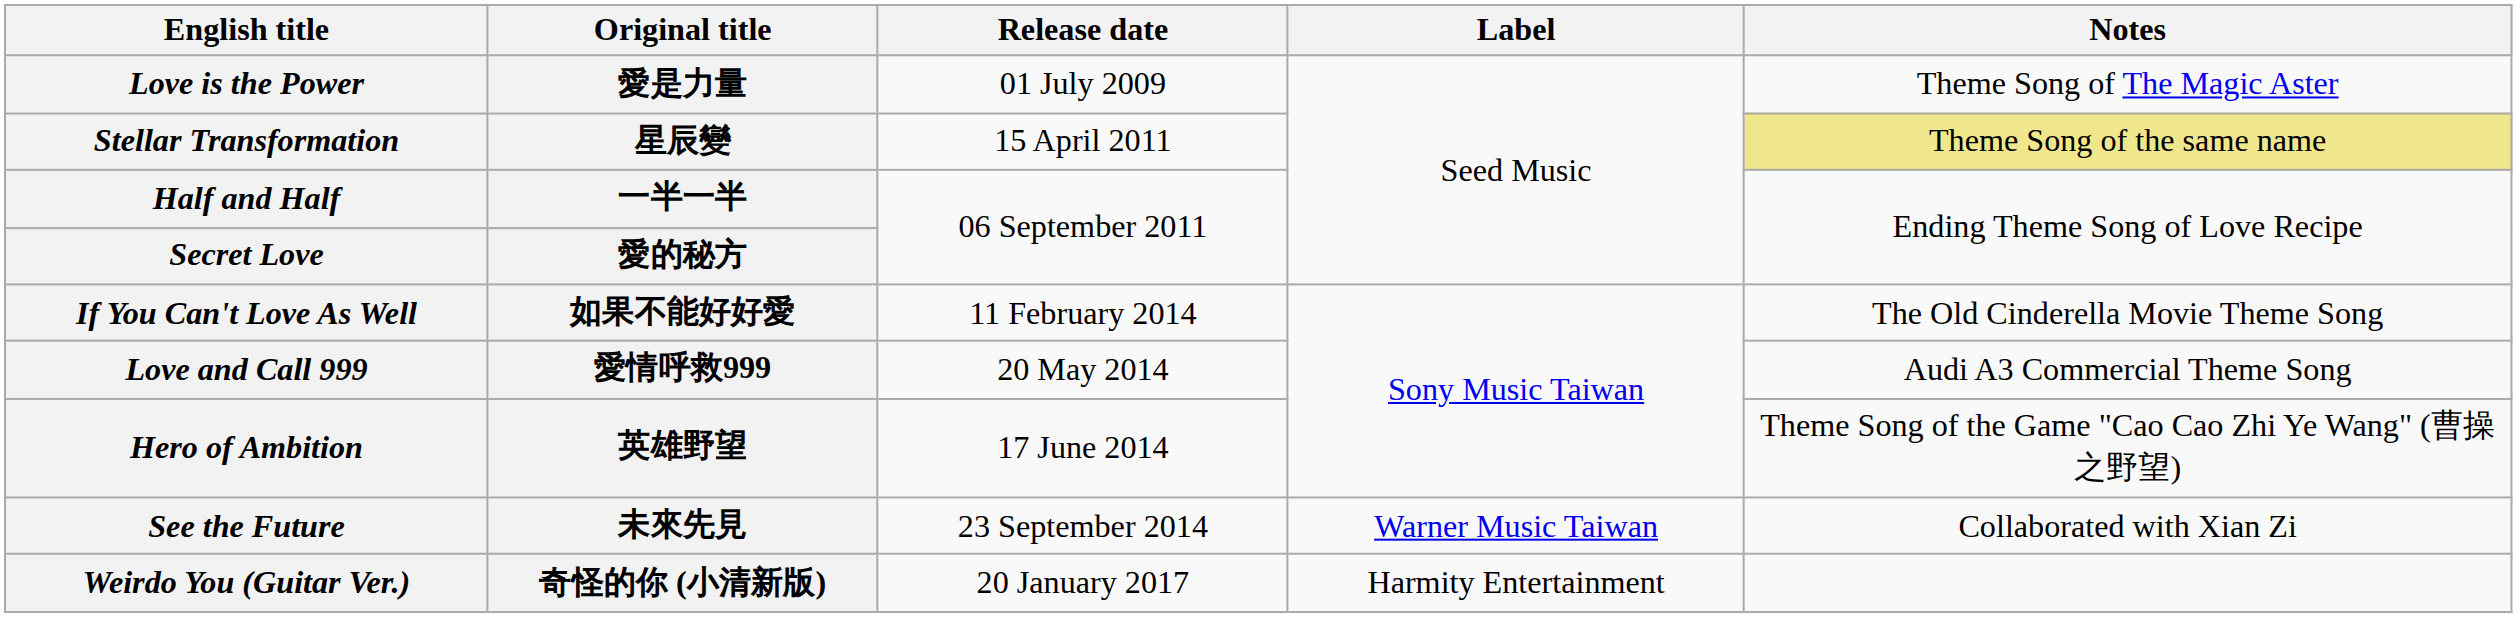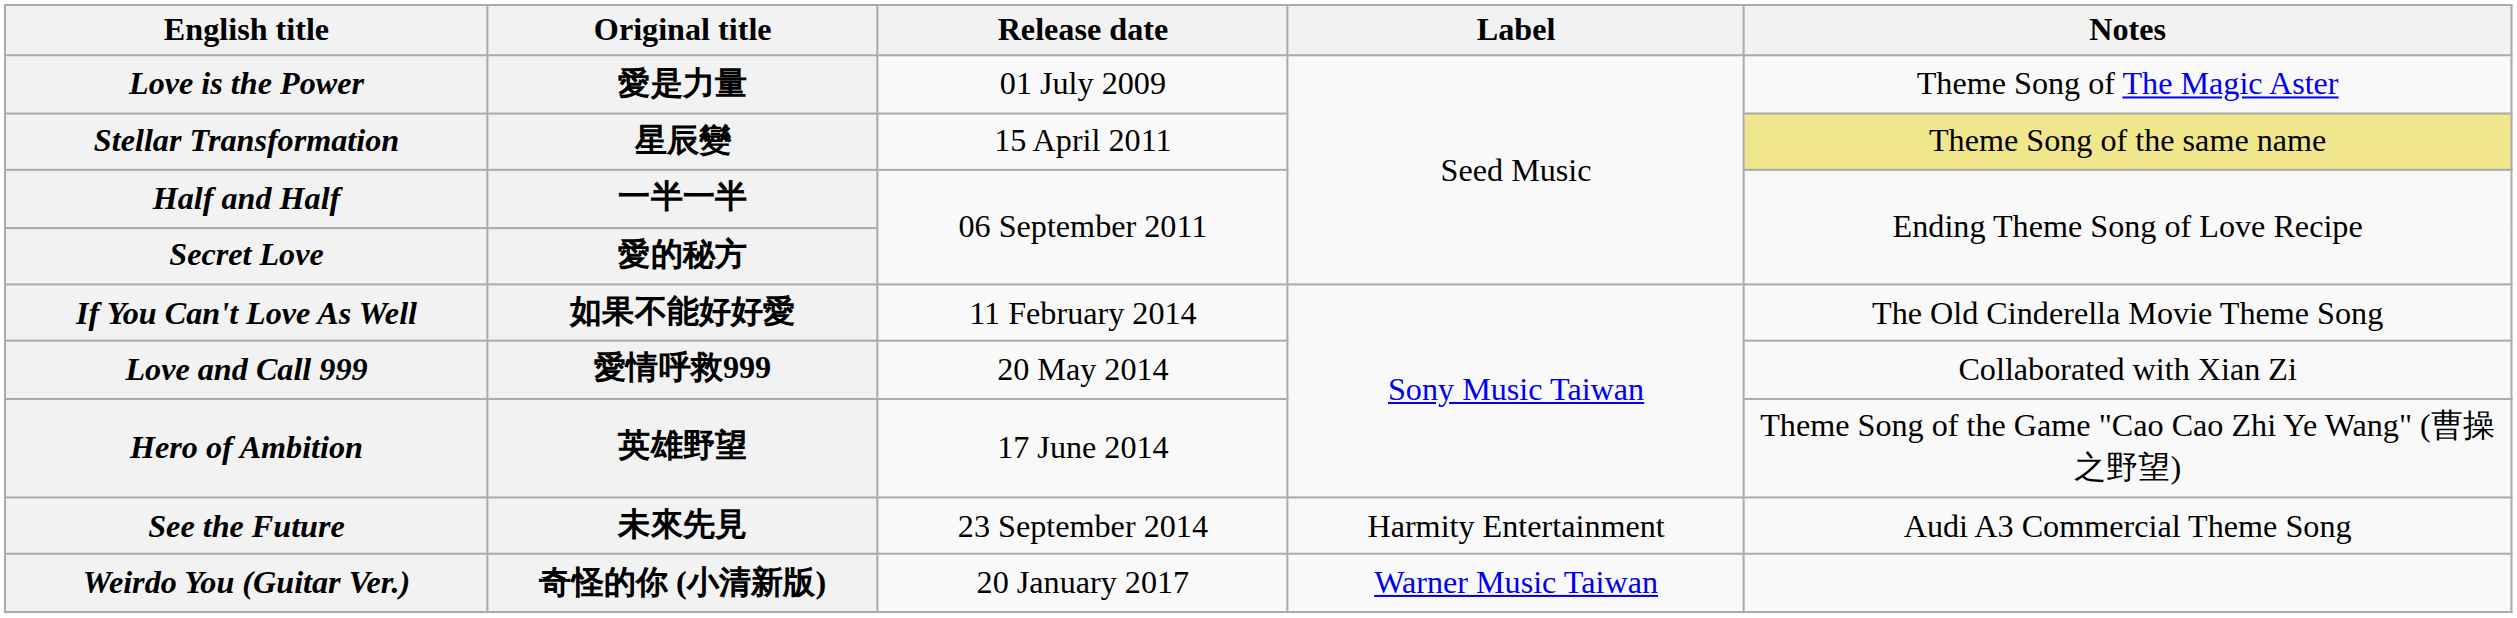(2128, 369) Audi A3 Commercial Theme Song -> (2128, 369) Collaborated with Xian Zi
(1516, 525) Warner Music Taiwan -> (1516, 525) Harmity Entertainment
(2128, 525) Collaborated with Xian Zi -> (2128, 525) Audi A3 Commercial Theme Song
(1516, 582) Harmity Entertainment -> (1516, 582) Warner Music Taiwan
